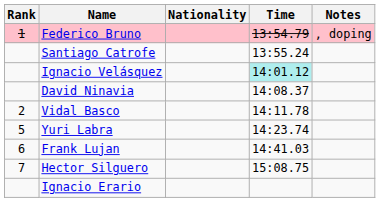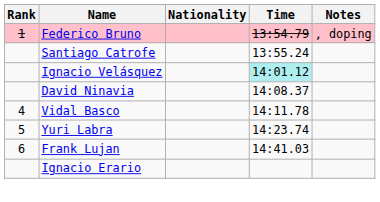(22, 110) 2 -> (22, 110) 4
- row: (95, 168)
